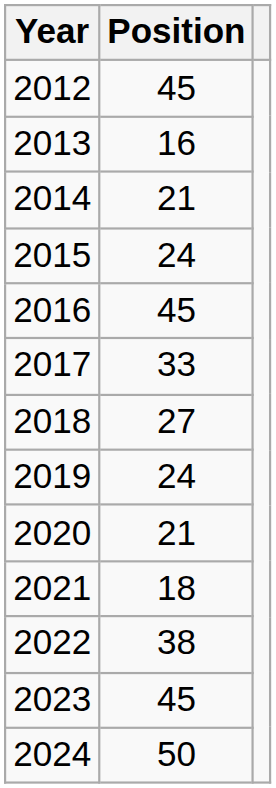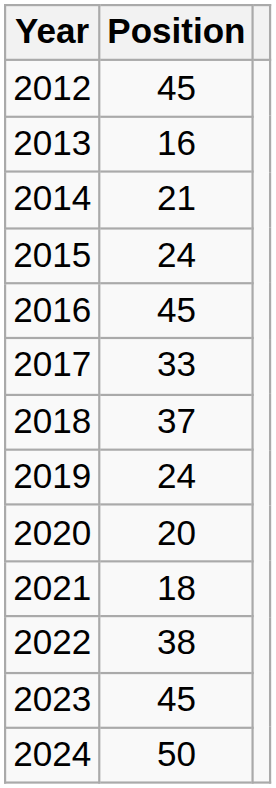(176, 421) 27 -> (176, 421) 37
(176, 532) 21 -> (176, 532) 20
